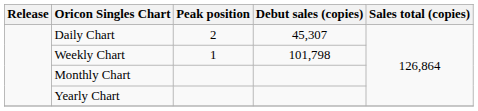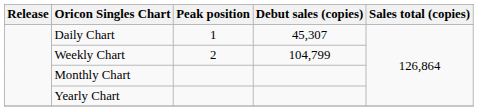(213, 34) 2 -> (213, 34) 1
(213, 55) 1 -> (213, 55) 2
(309, 55) 101,798 -> (309, 55) 104,799
